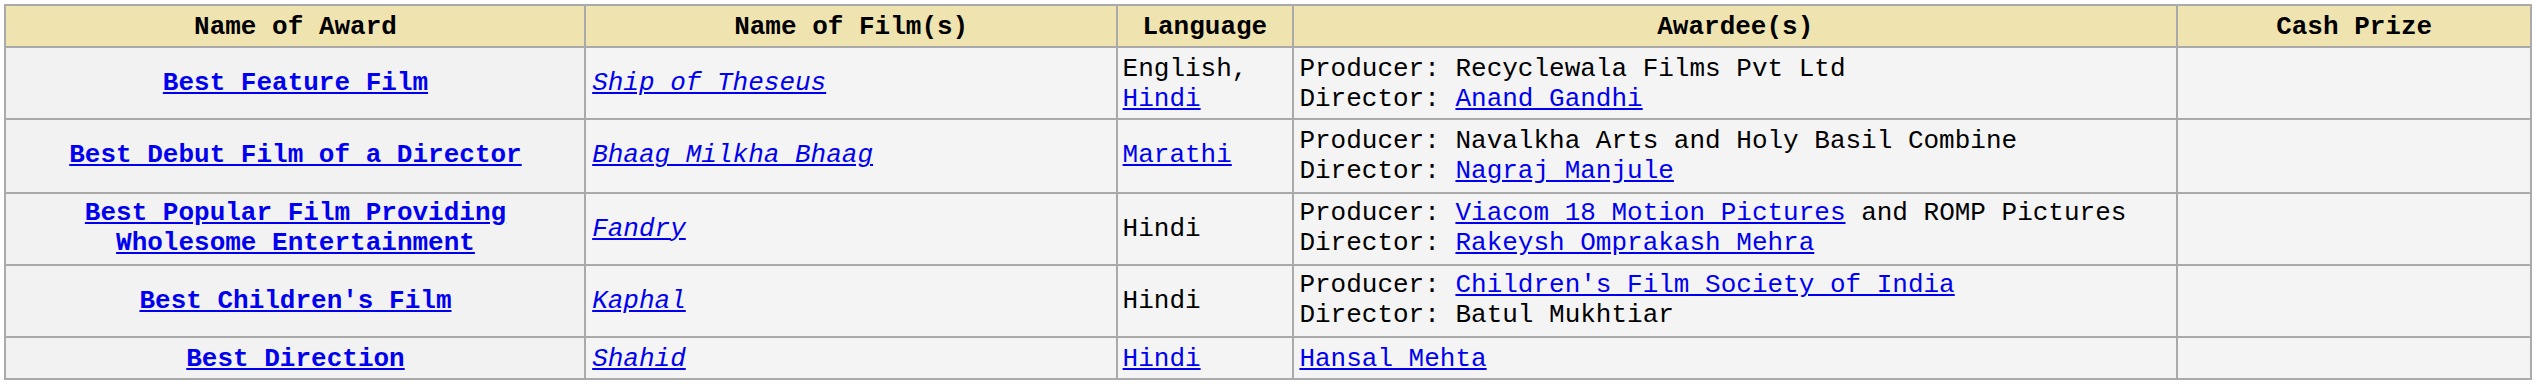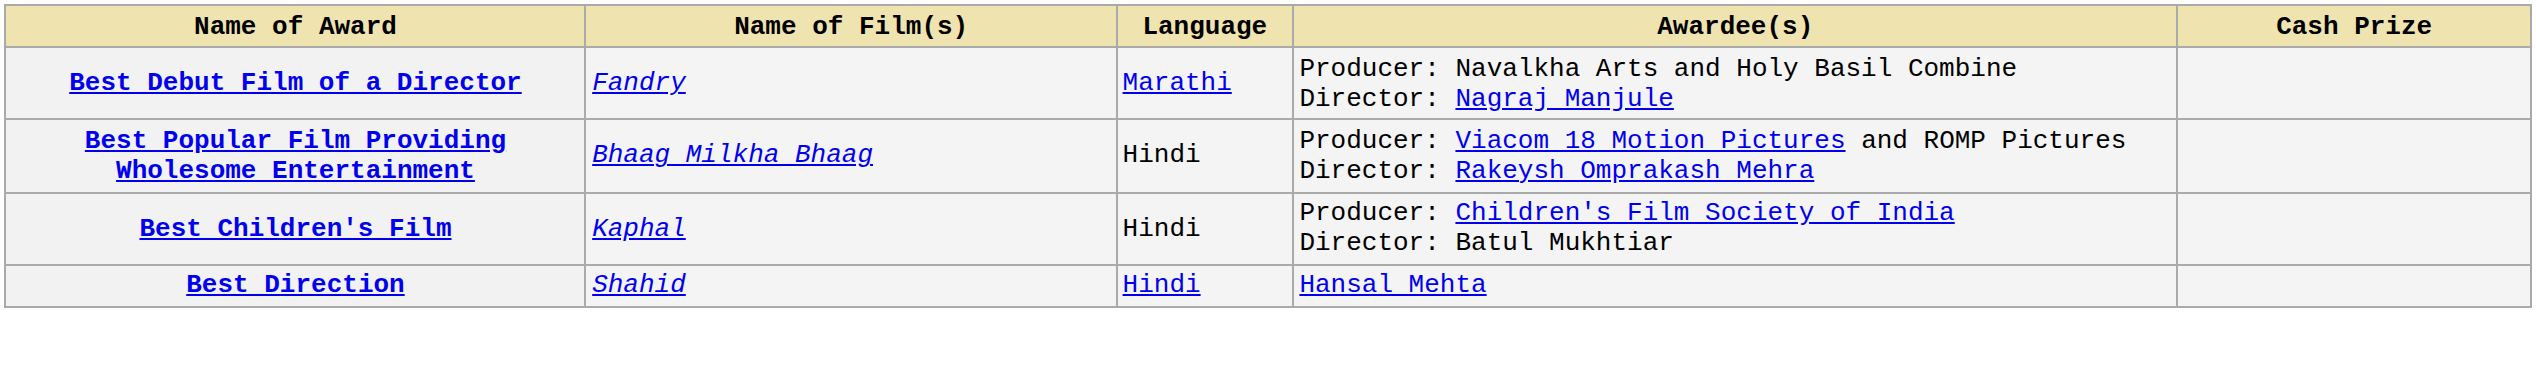- row: (295, 84)
(733, 156) Bhaag Milkha Bhaag -> (639, 84) Fandry
(639, 228) Fandry -> (733, 156) Bhaag Milkha Bhaag
